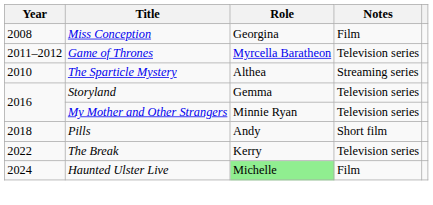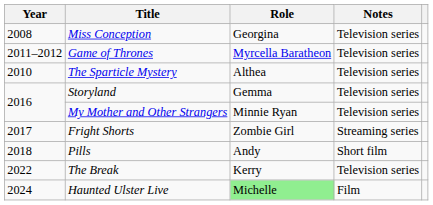(349, 33) Film -> (378, 33) Television series
(378, 72) Streaming series -> (378, 72) Television series
+ row: (101, 131)
